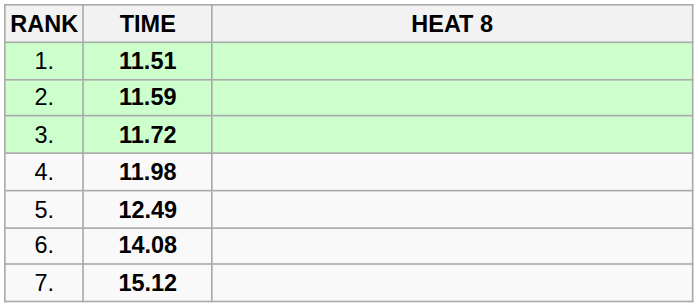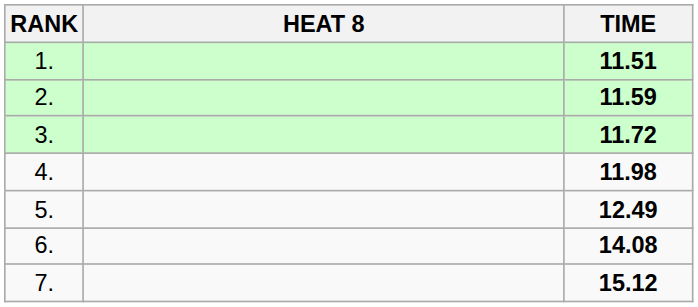columns swapped: (452, 24) <-> (148, 24)
